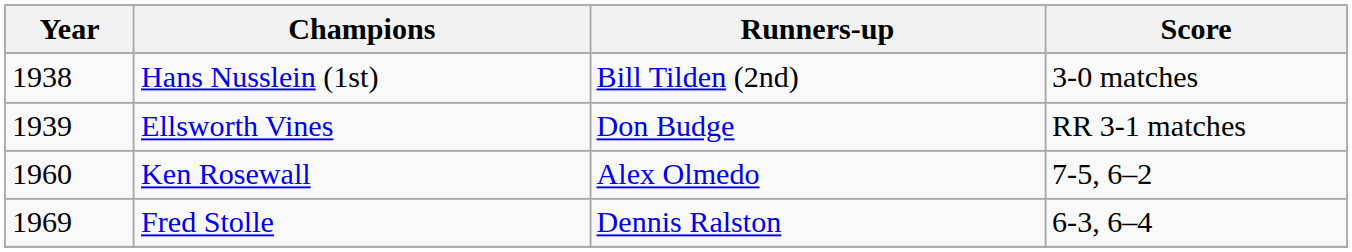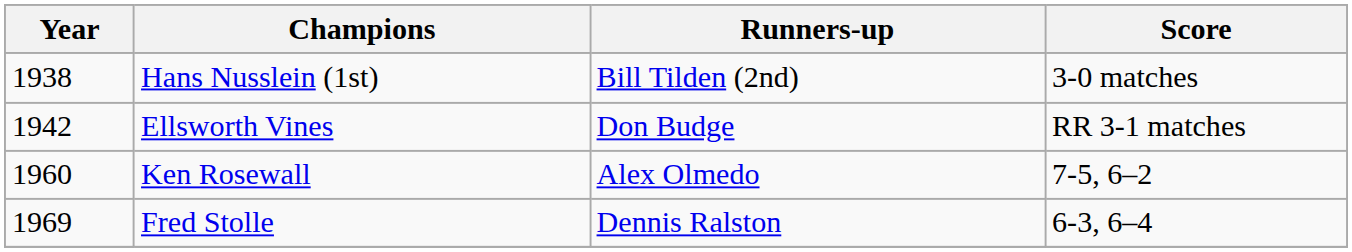(42, 125) 1939 -> (42, 125) 1942
